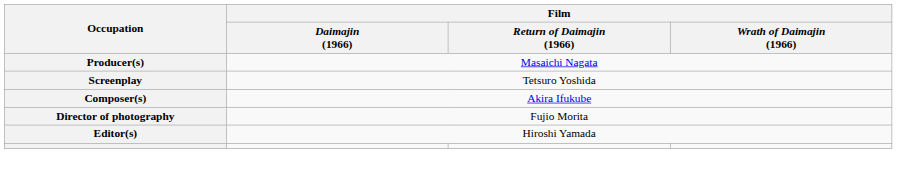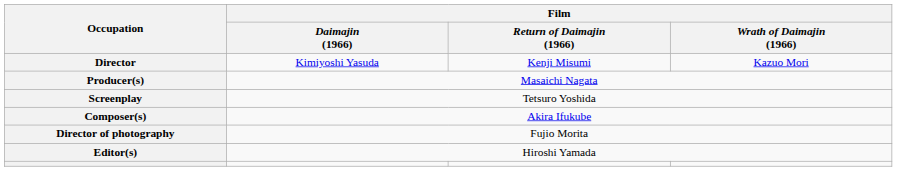+ row: (115, 62)
